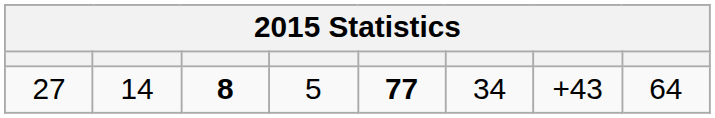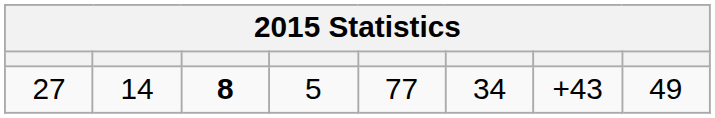(401, 89) bold -> (401, 89) normal
(666, 89) 64 -> (666, 89) 49
